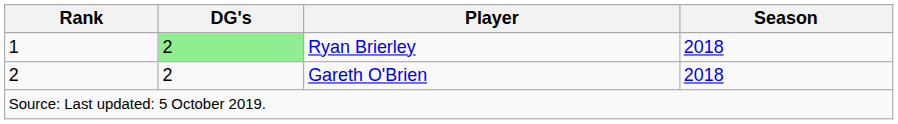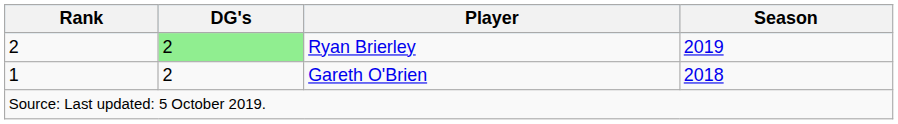(14, 47) 1 -> (14, 47) 2
(704, 47) 2018 -> (704, 47) 2019
(14, 75) 2 -> (14, 75) 1
